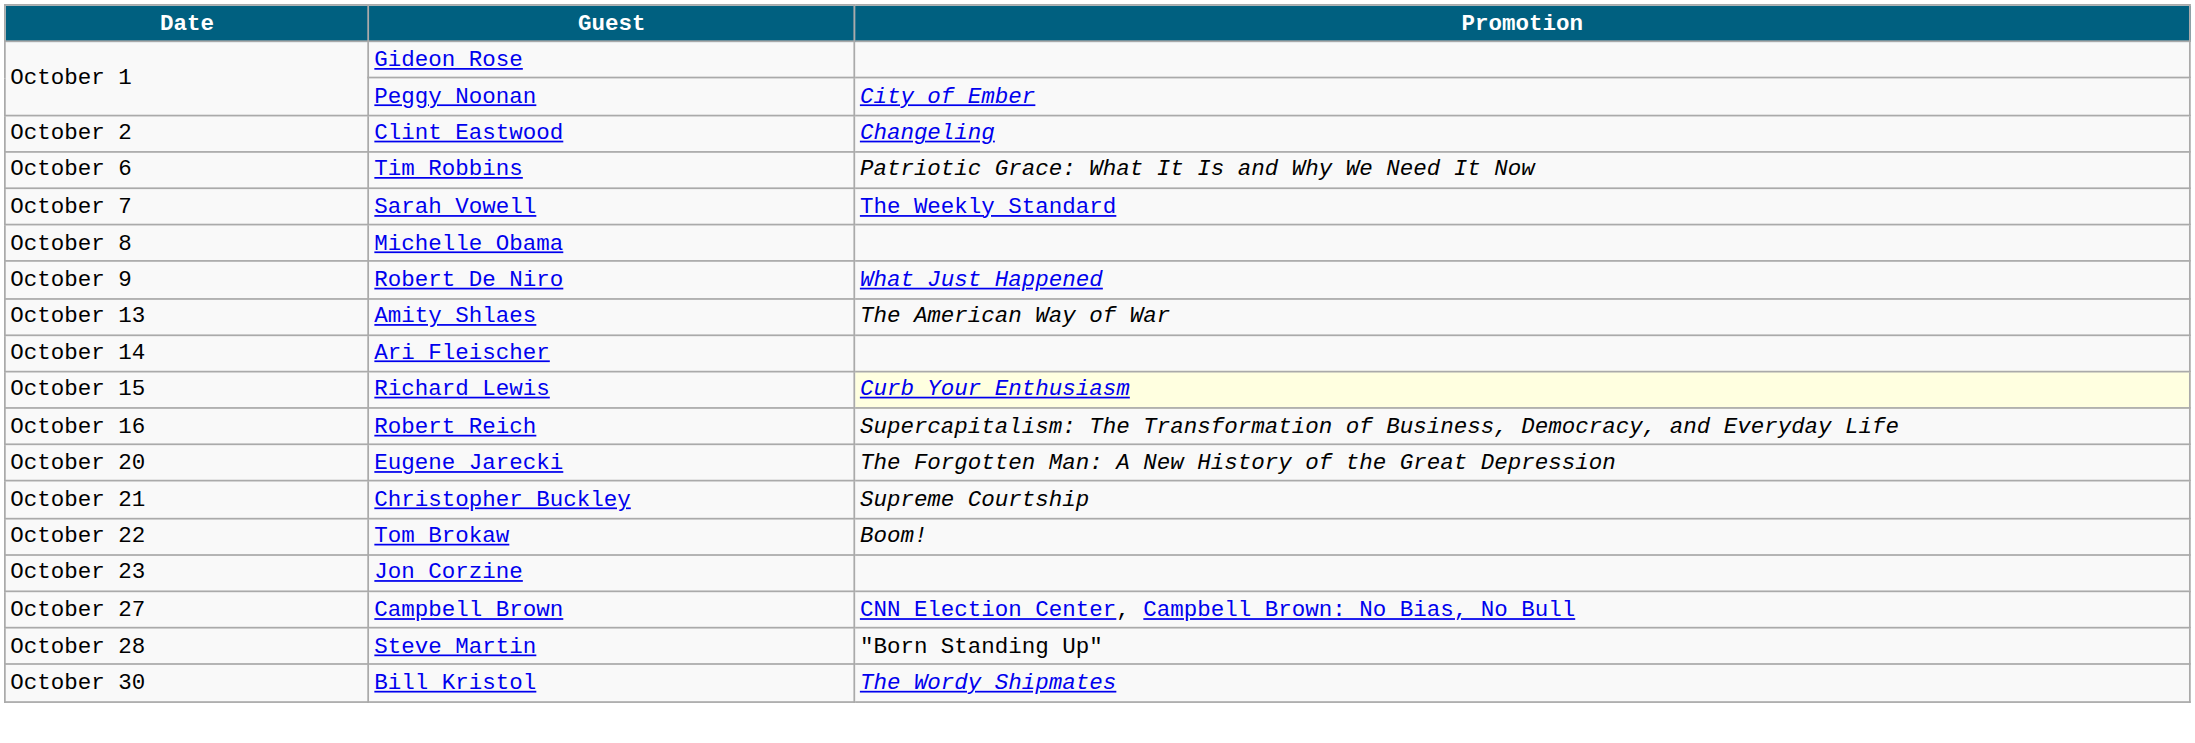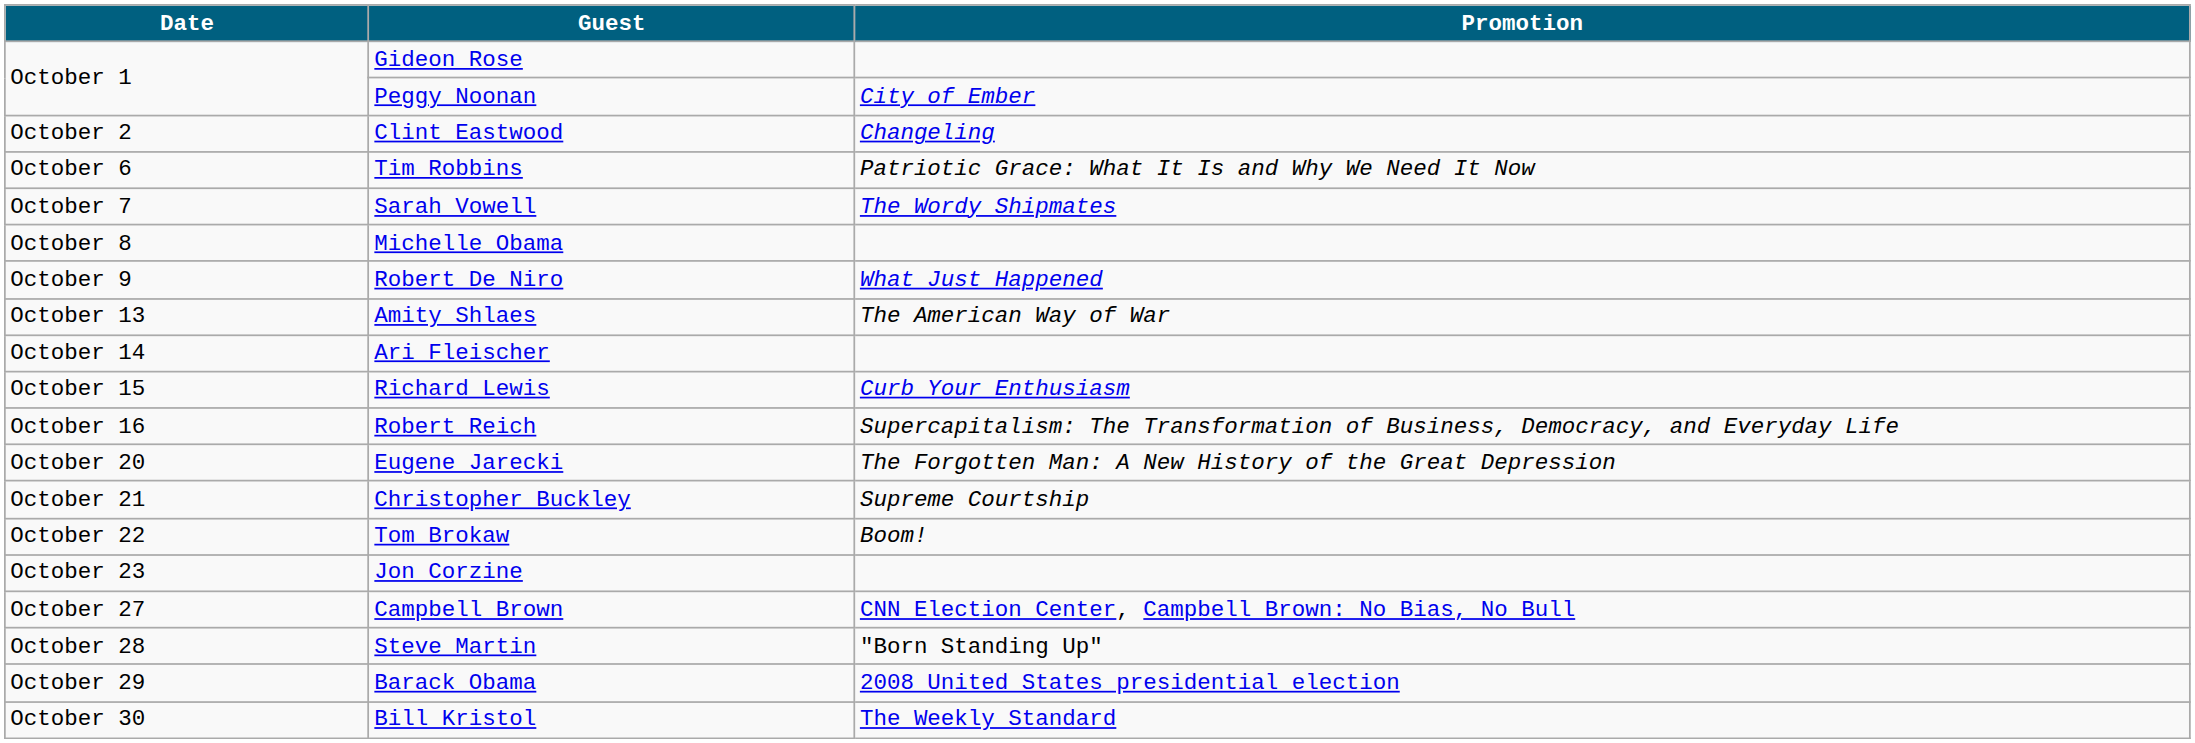(988, 206) The Weekly Standard -> (988, 206) The Wordy Shipmates
(995, 390) lightyellow background -> (995, 390) no background
+ row: (455, 683)
(988, 683) The Wordy Shipmates -> (988, 720) The Weekly Standard
